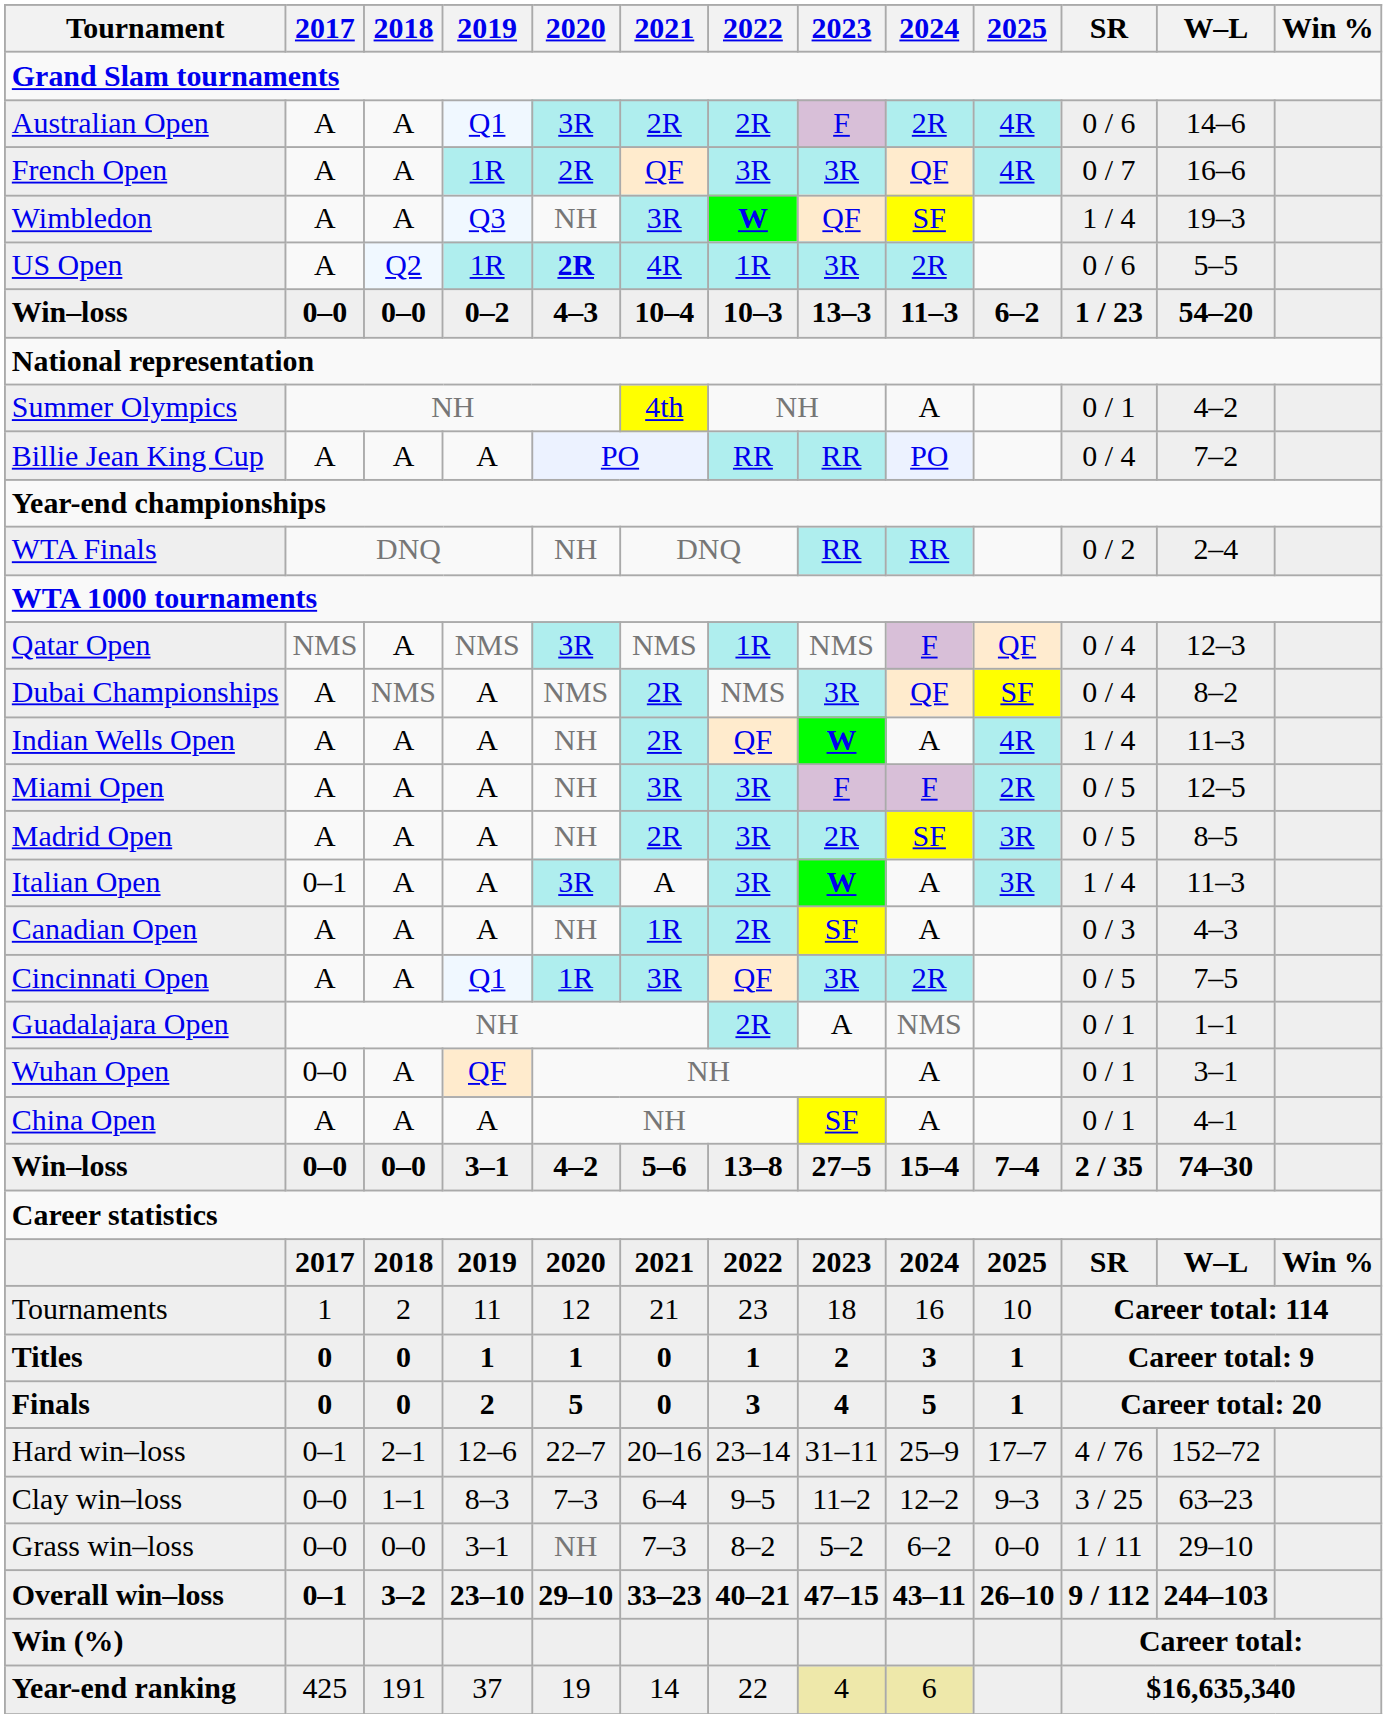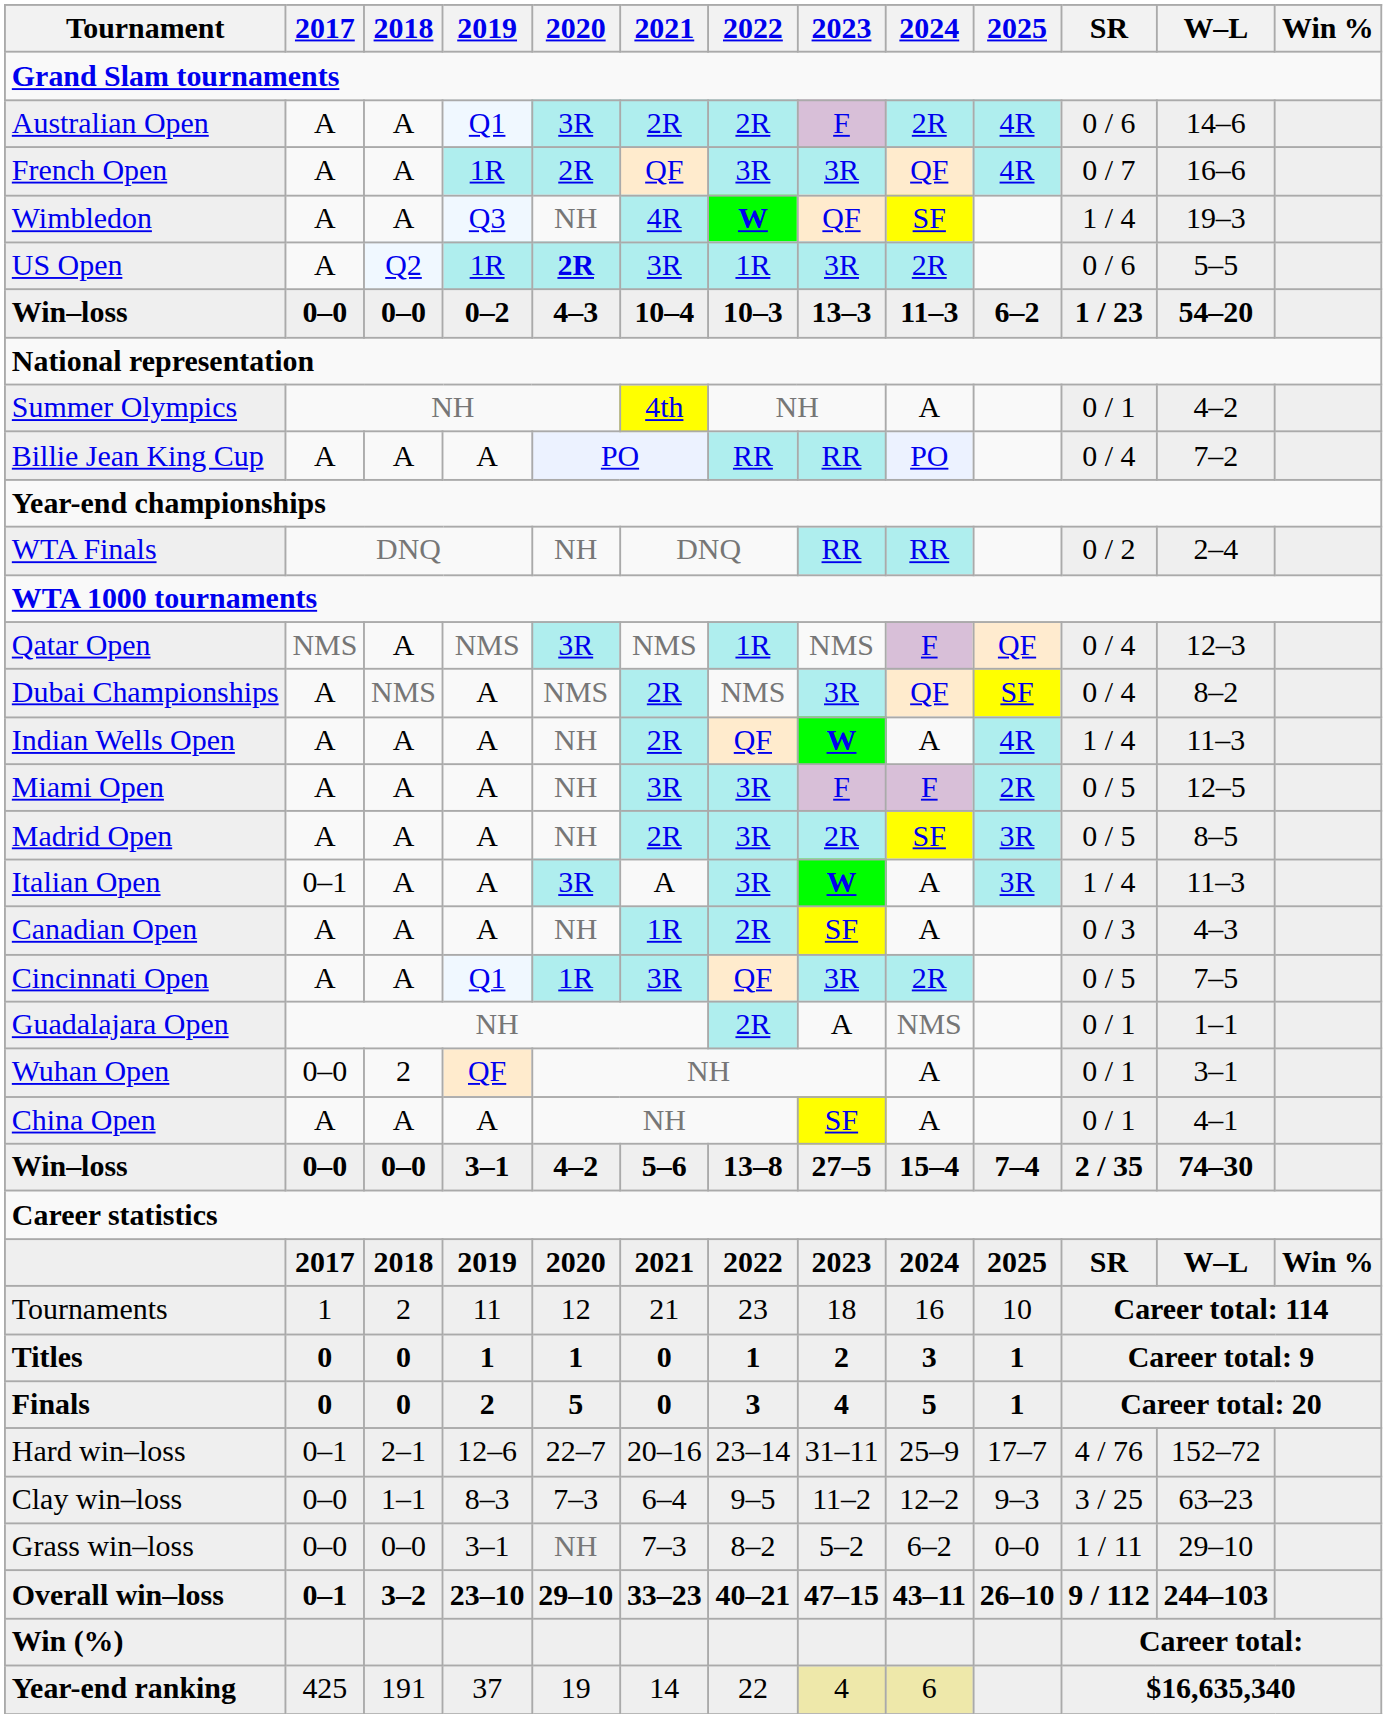(664, 218) 3R -> (664, 218) 4R
(664, 265) 4R -> (664, 265) 3R
(404, 1072) A -> (404, 1072) 2
